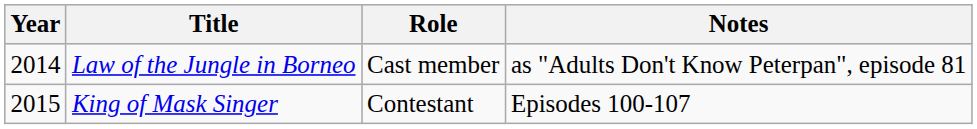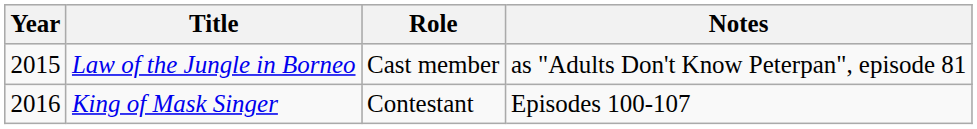(35, 63) 2014 -> (35, 63) 2015
(35, 103) 2015 -> (35, 103) 2016
